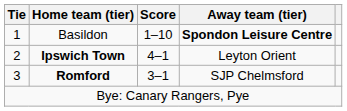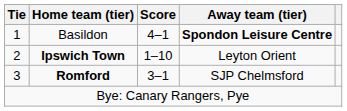(158, 35) 1–10 -> (158, 35) 4–1
(158, 55) 4–1 -> (158, 55) 1–10
